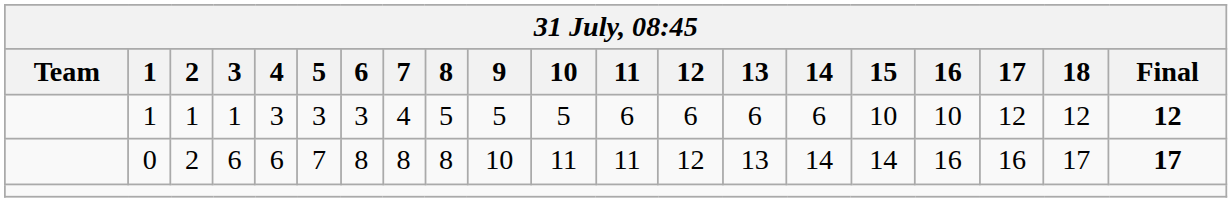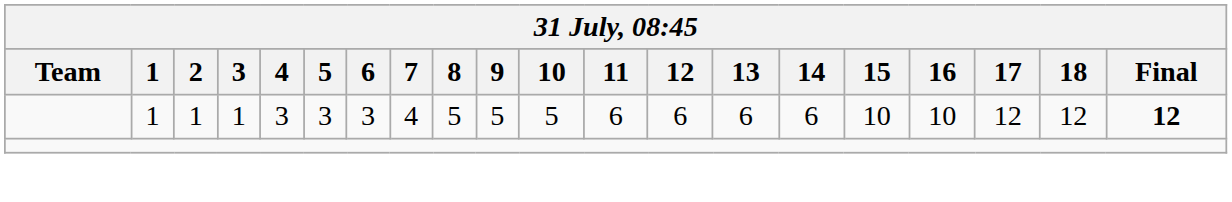- row: (150, 160)
